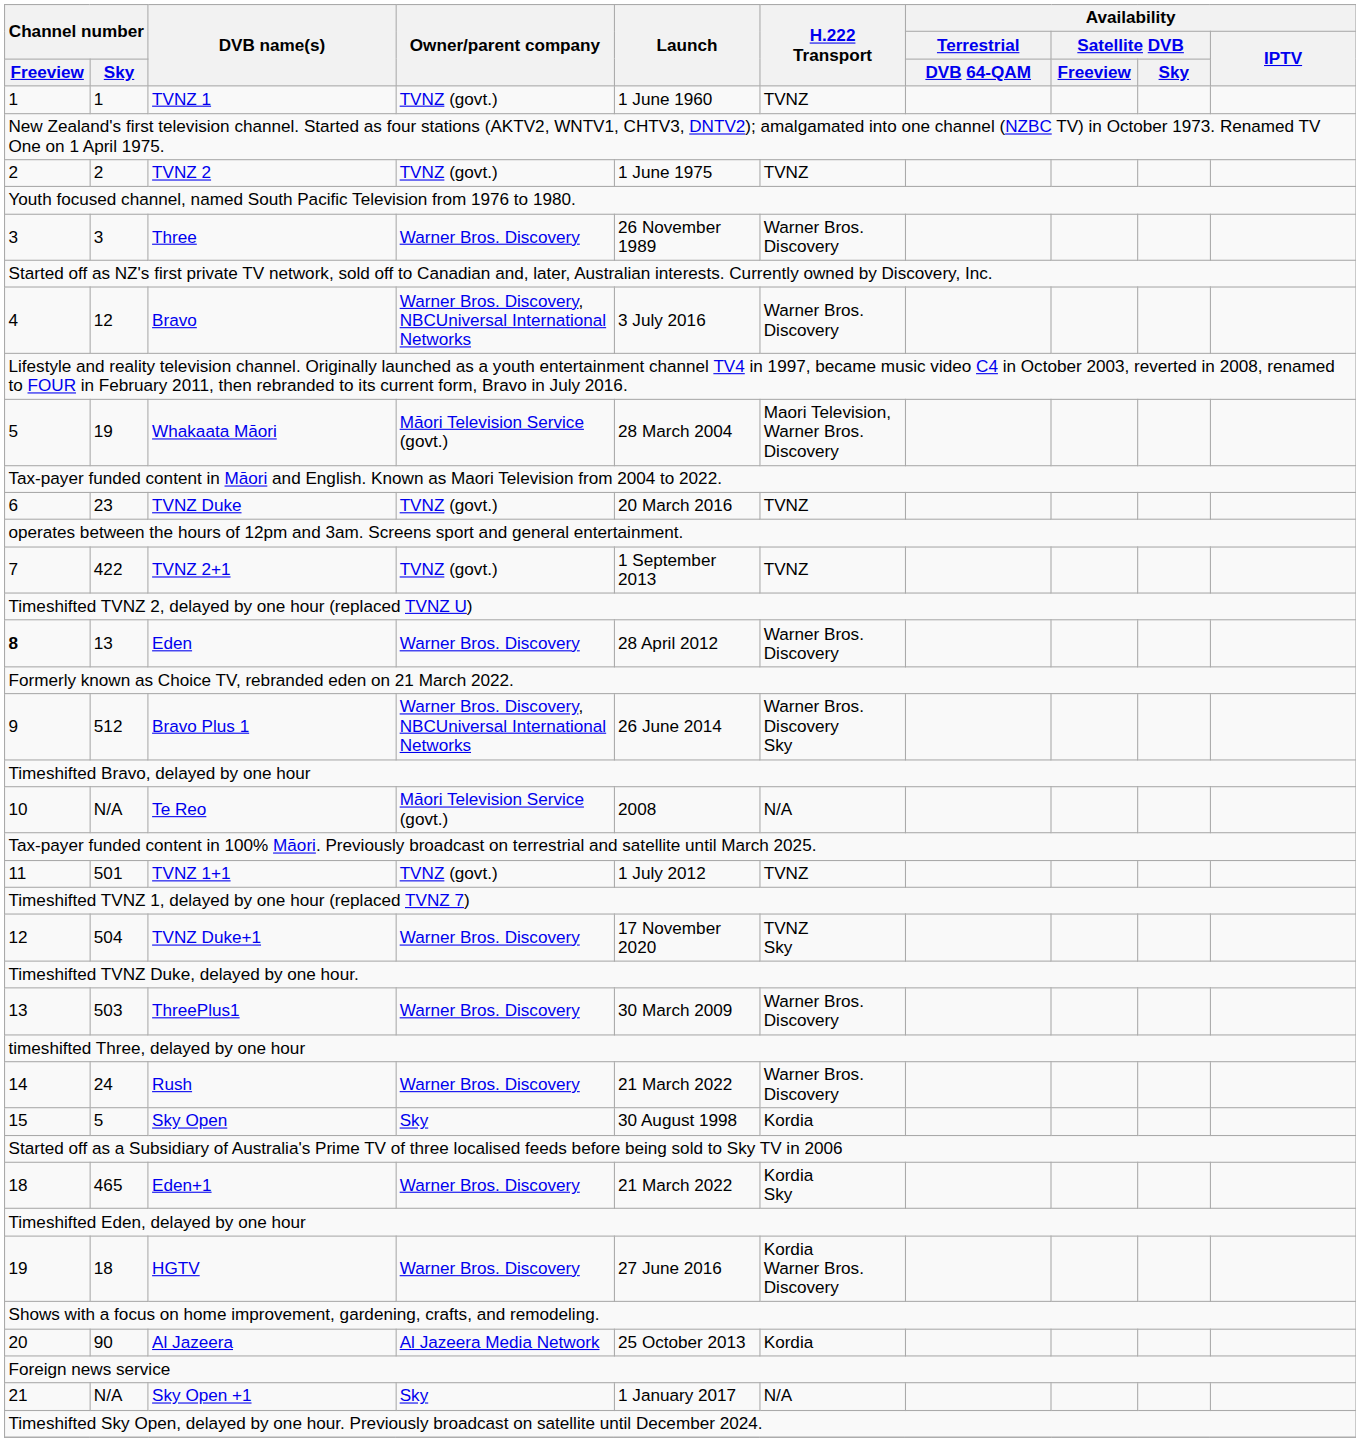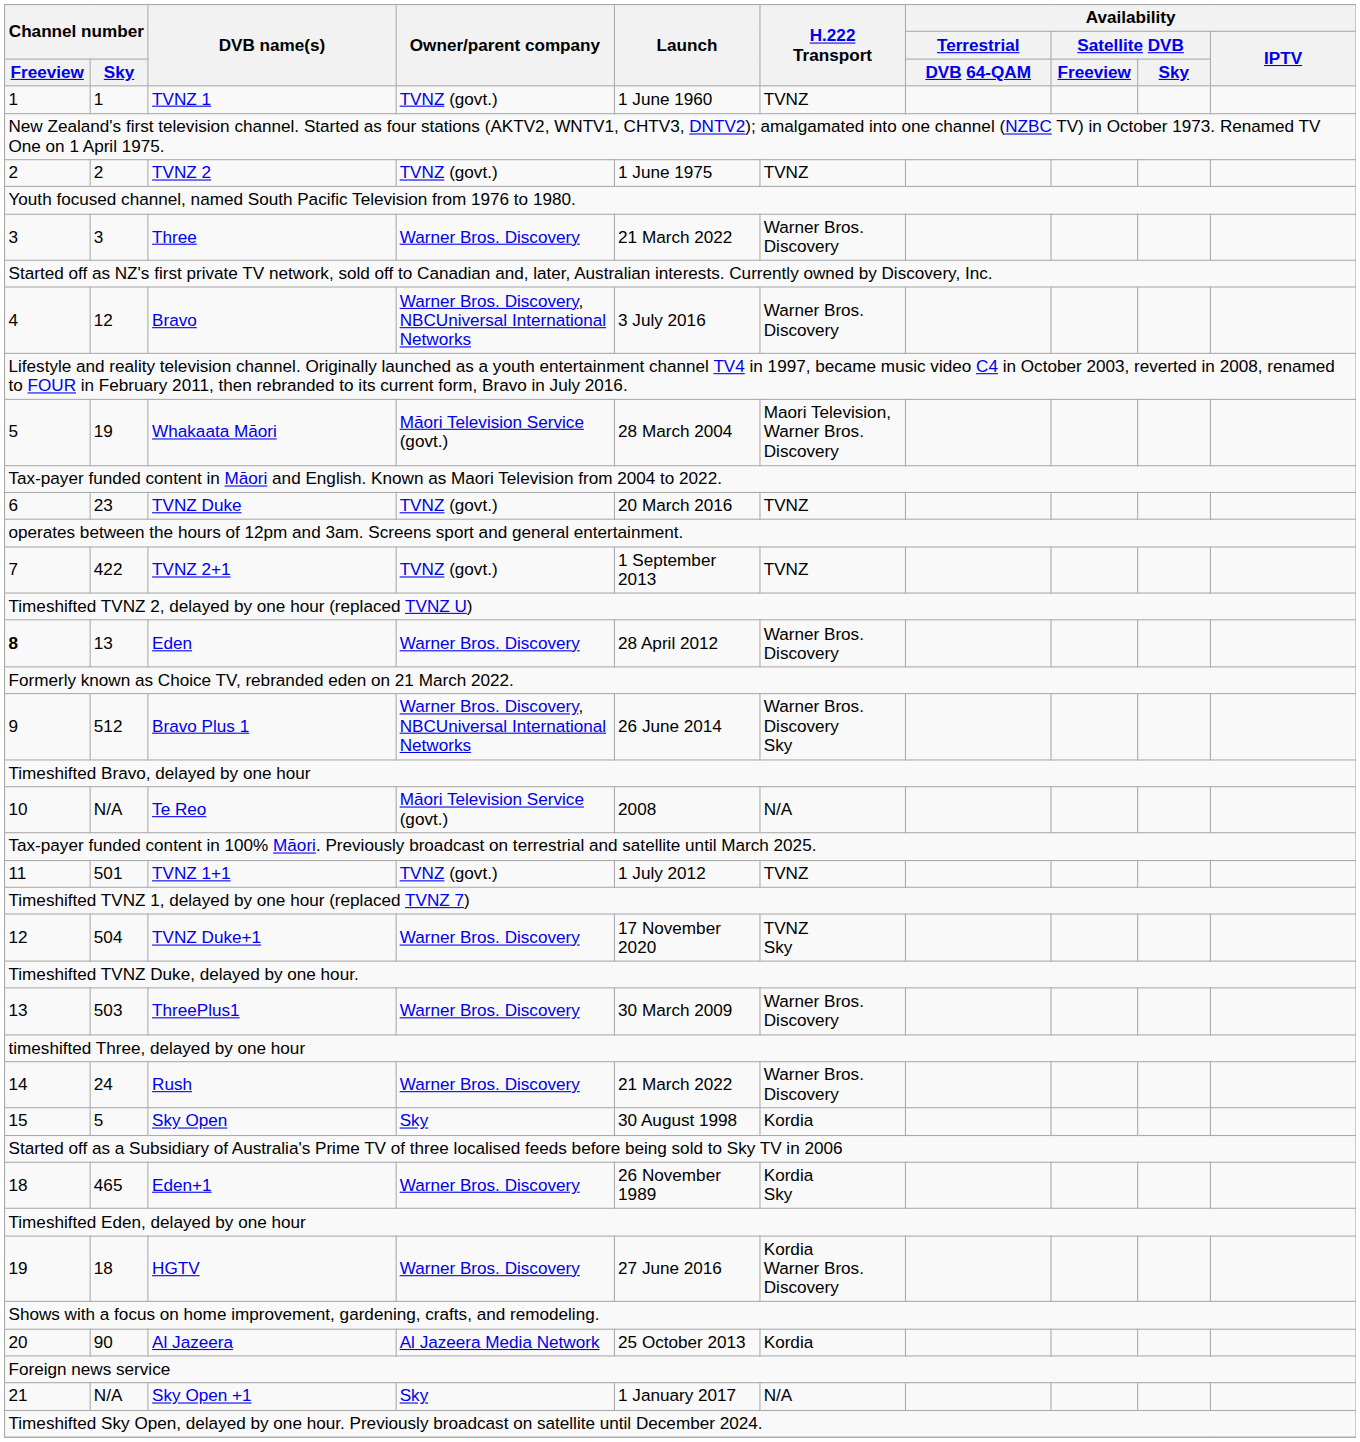(669, 237) 26 November 1989 -> (675, 237) 21 March 2022
(675, 1185) 21 March 2022 -> (669, 1185) 26 November 1989
